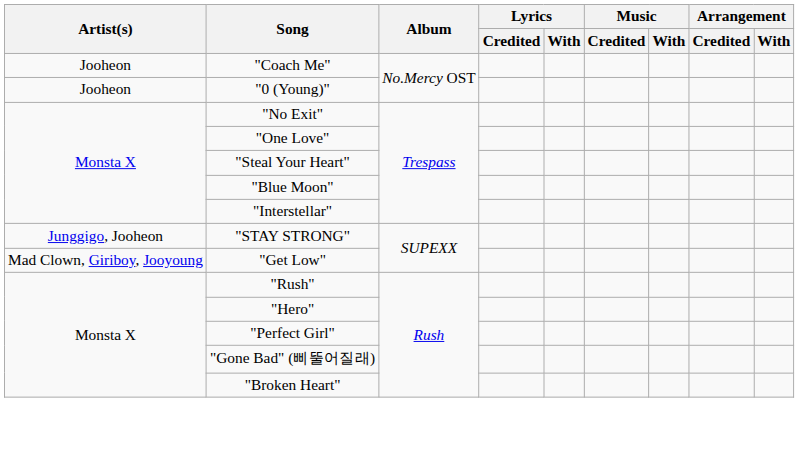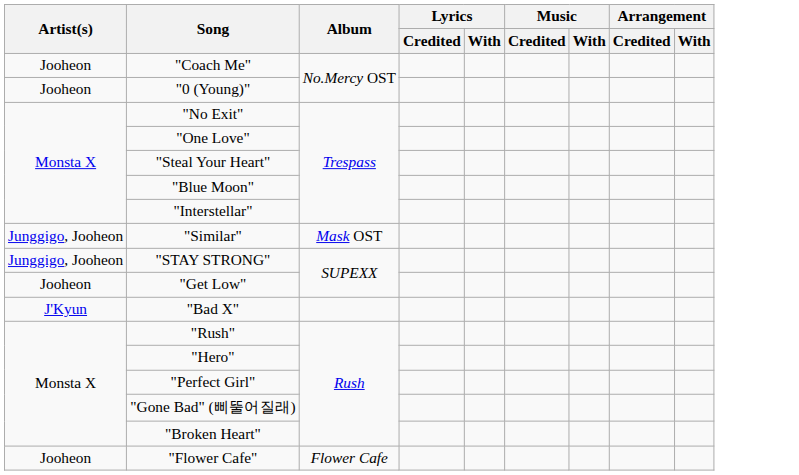+ row: (213, 235)
(105, 260) Mad Clown, Giriboy, Jooyoung -> (66, 284) Jooheon
+ row: (213, 308)
+ row: (213, 458)
